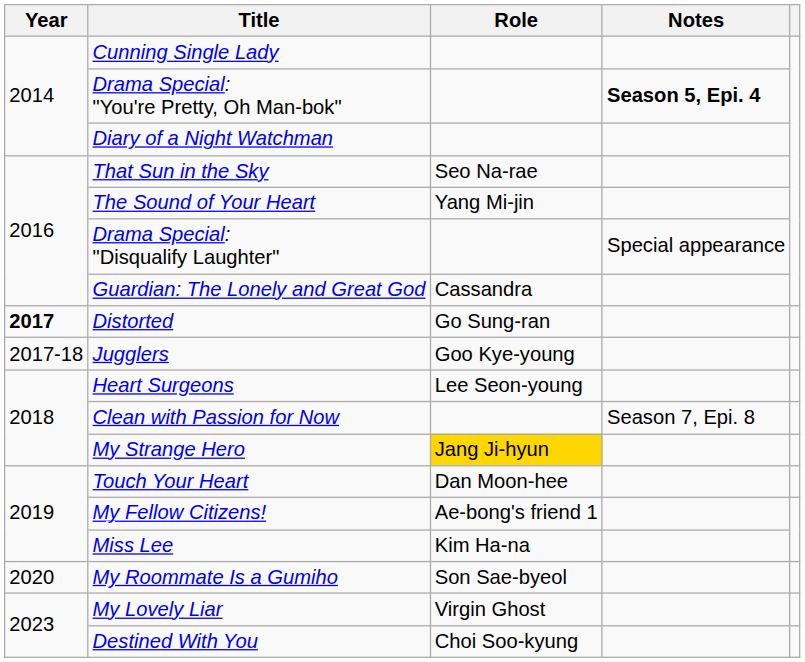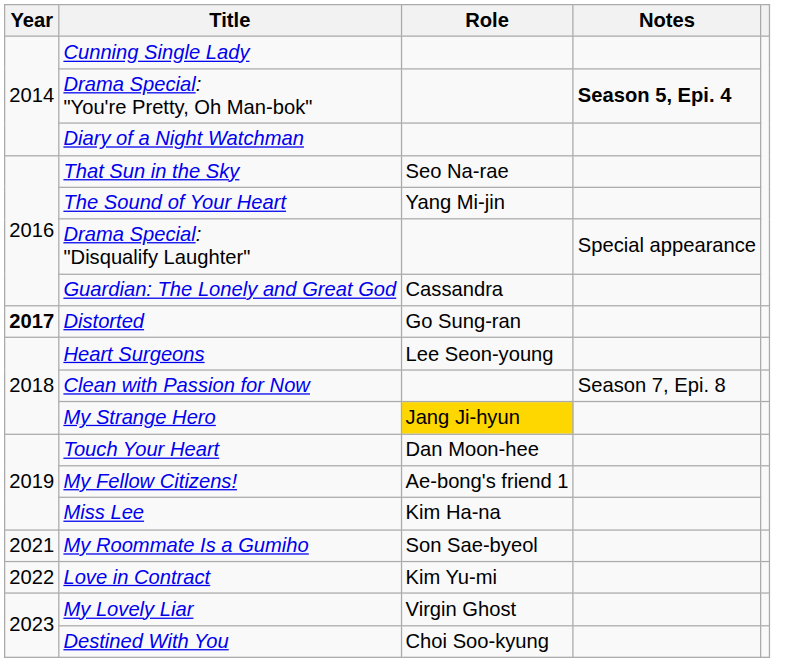- row: (131, 353)
(32, 577) 2020 -> (32, 545) 2021
+ row: (137, 577)
